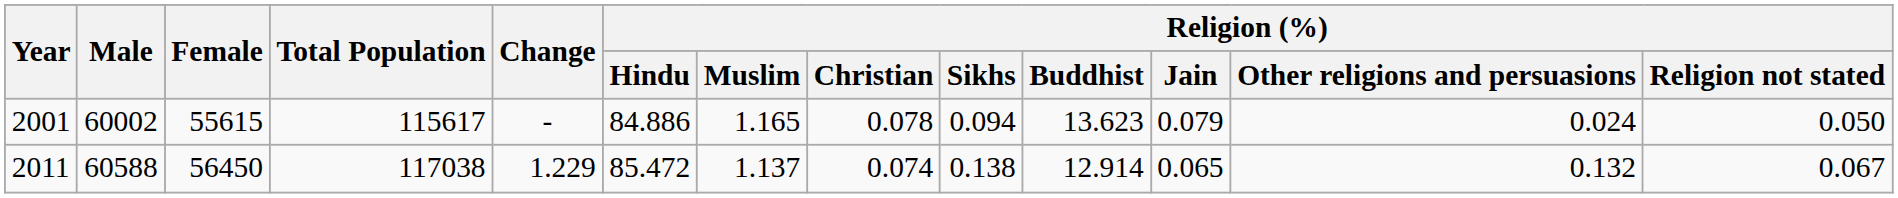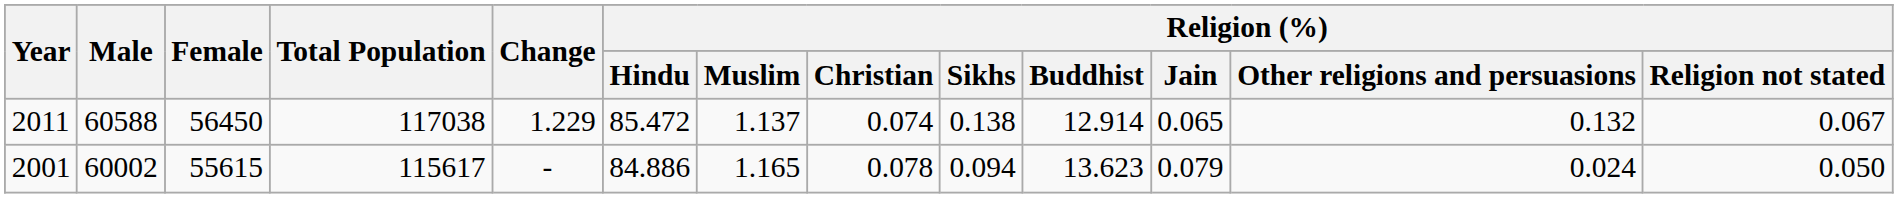rows swapped: (41, 121) <-> (41, 167)
